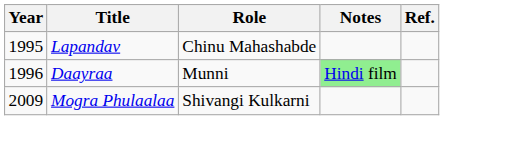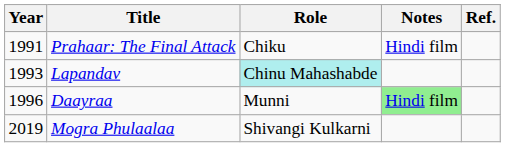+ row: (143, 45)
(26, 45) 1995 -> (26, 73) 1993
(249, 45) no background -> (310, 73) paleturquoise background
(26, 100) 2009 -> (26, 127) 2019
